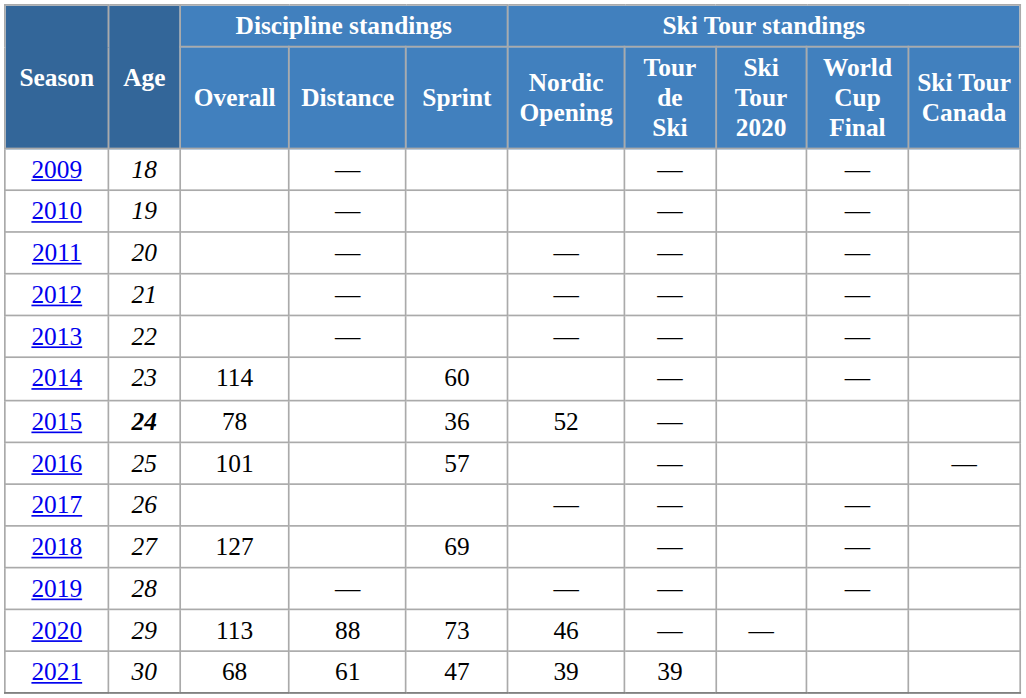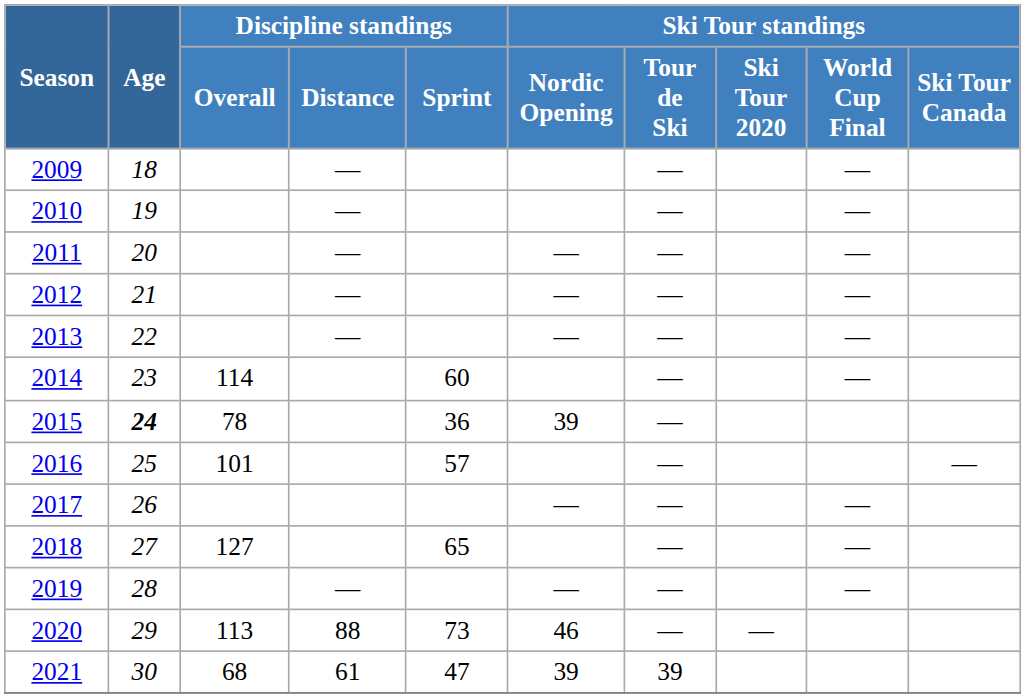(566, 420) 52 -> (566, 420) 39
(457, 546) 69 -> (457, 546) 65
